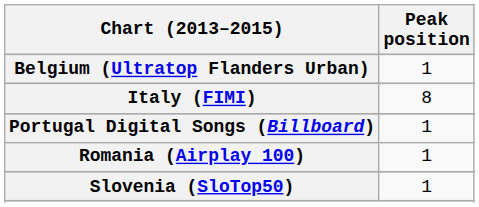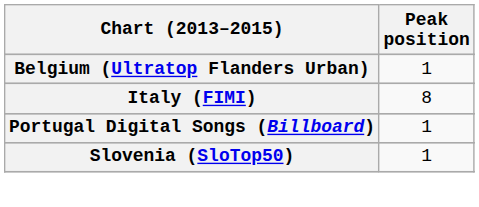- row: (192, 157)
